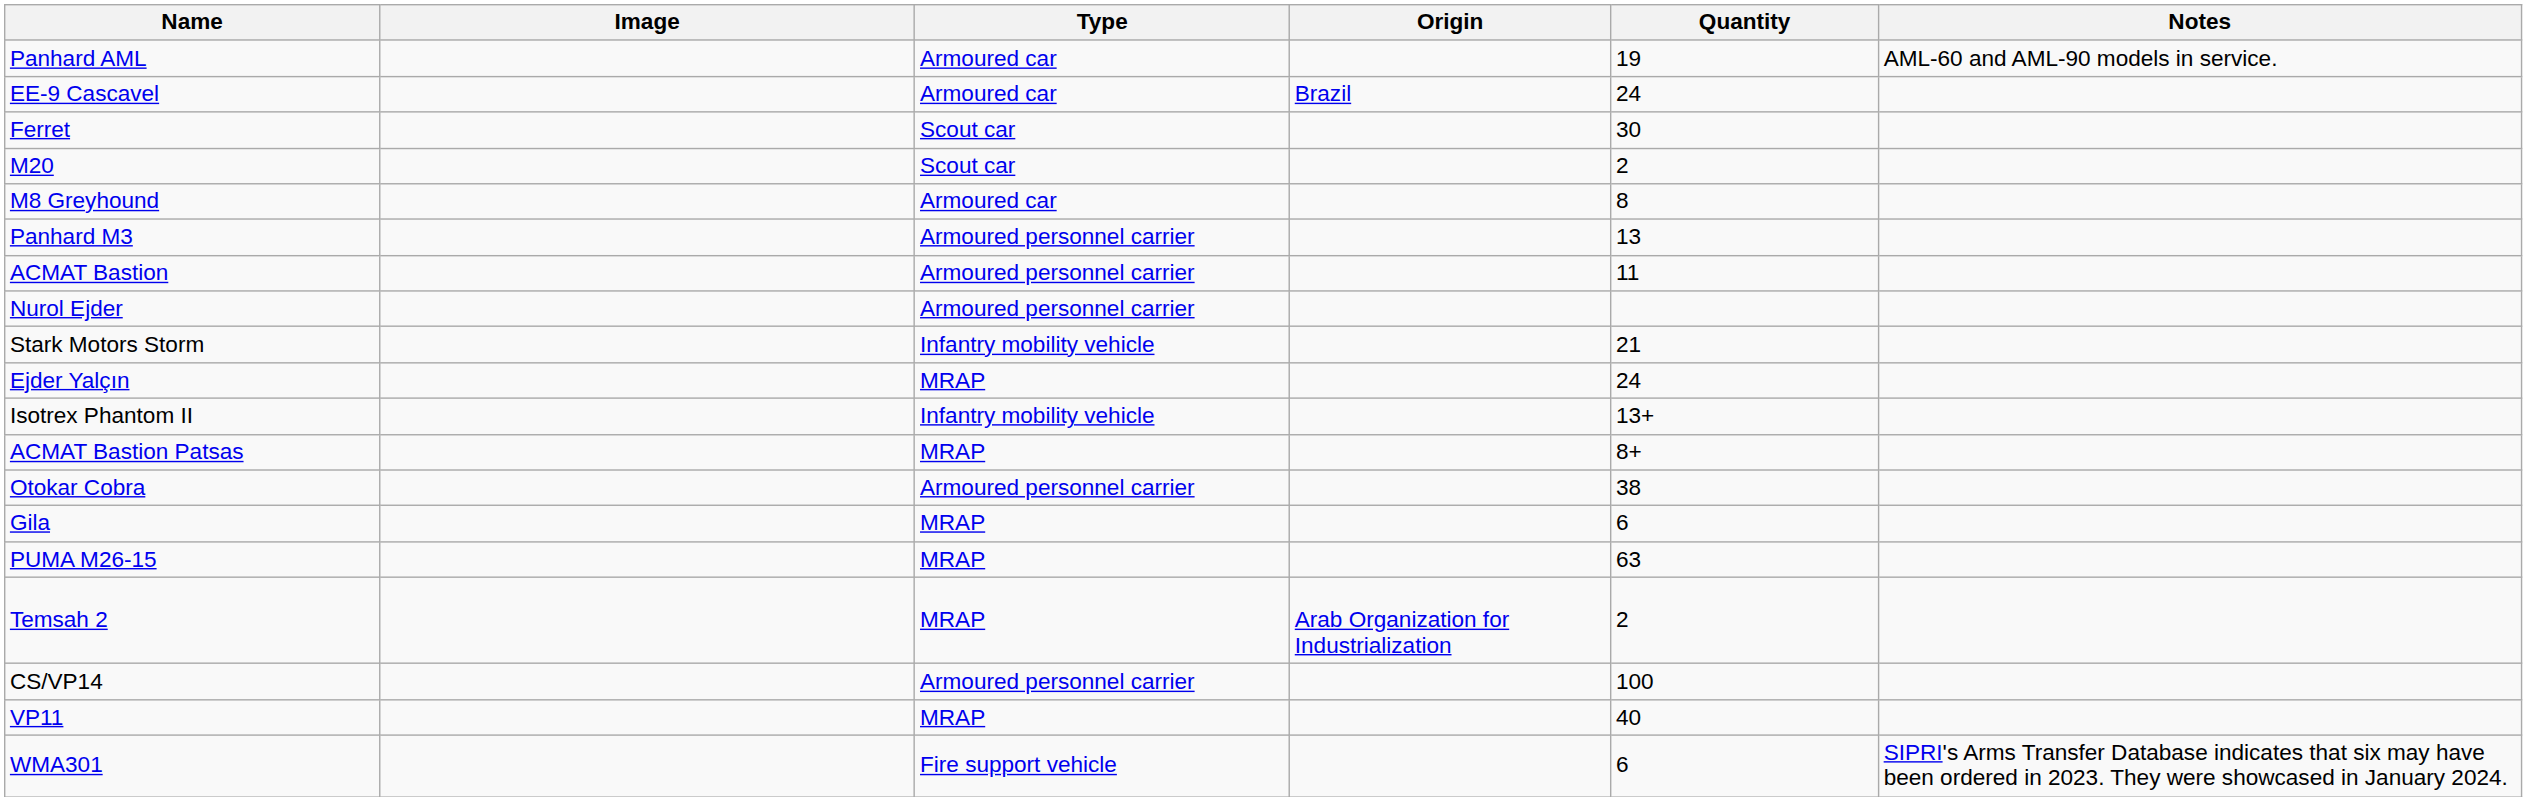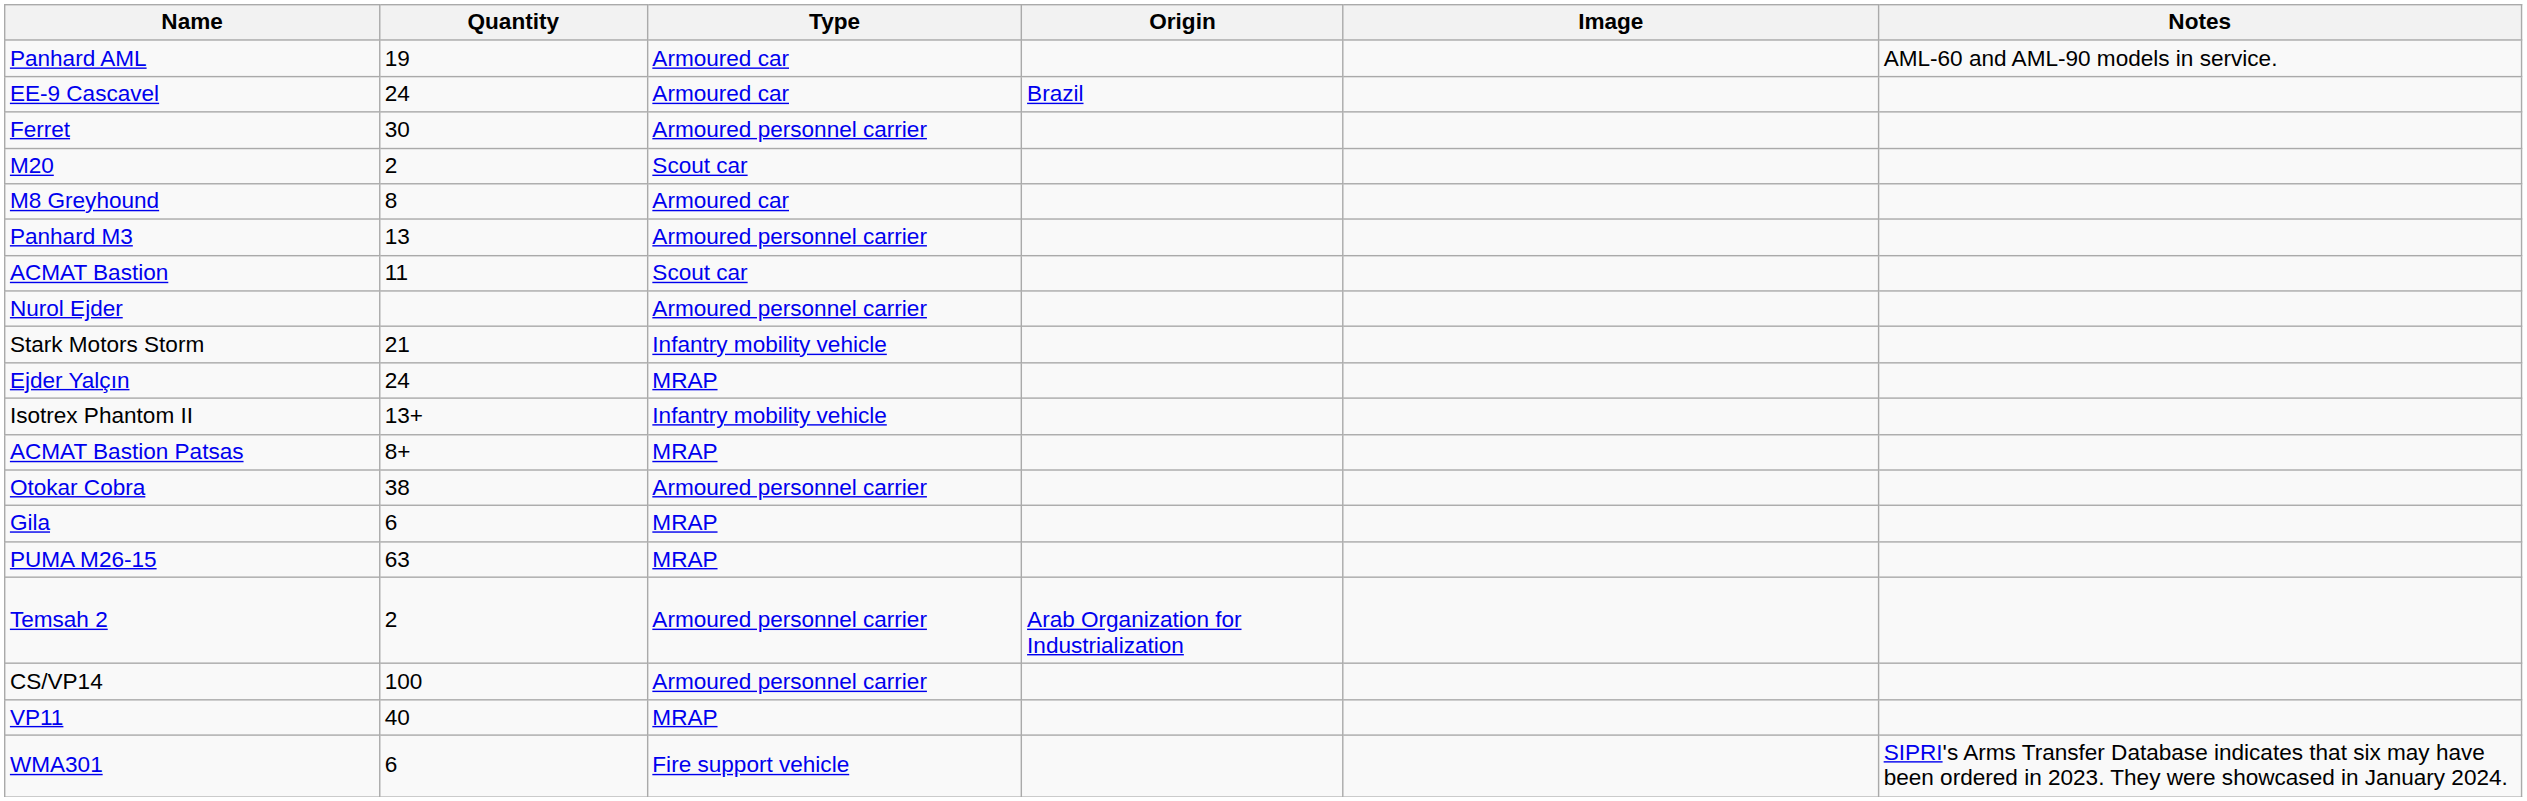columns swapped: (647, 22) <-> (1745, 22)
(968, 129) Scout car -> (790, 129) Armoured personnel carrier
(1057, 272) Armoured personnel carrier -> (700, 272) Scout car
(953, 620) MRAP -> (790, 620) Armoured personnel carrier
